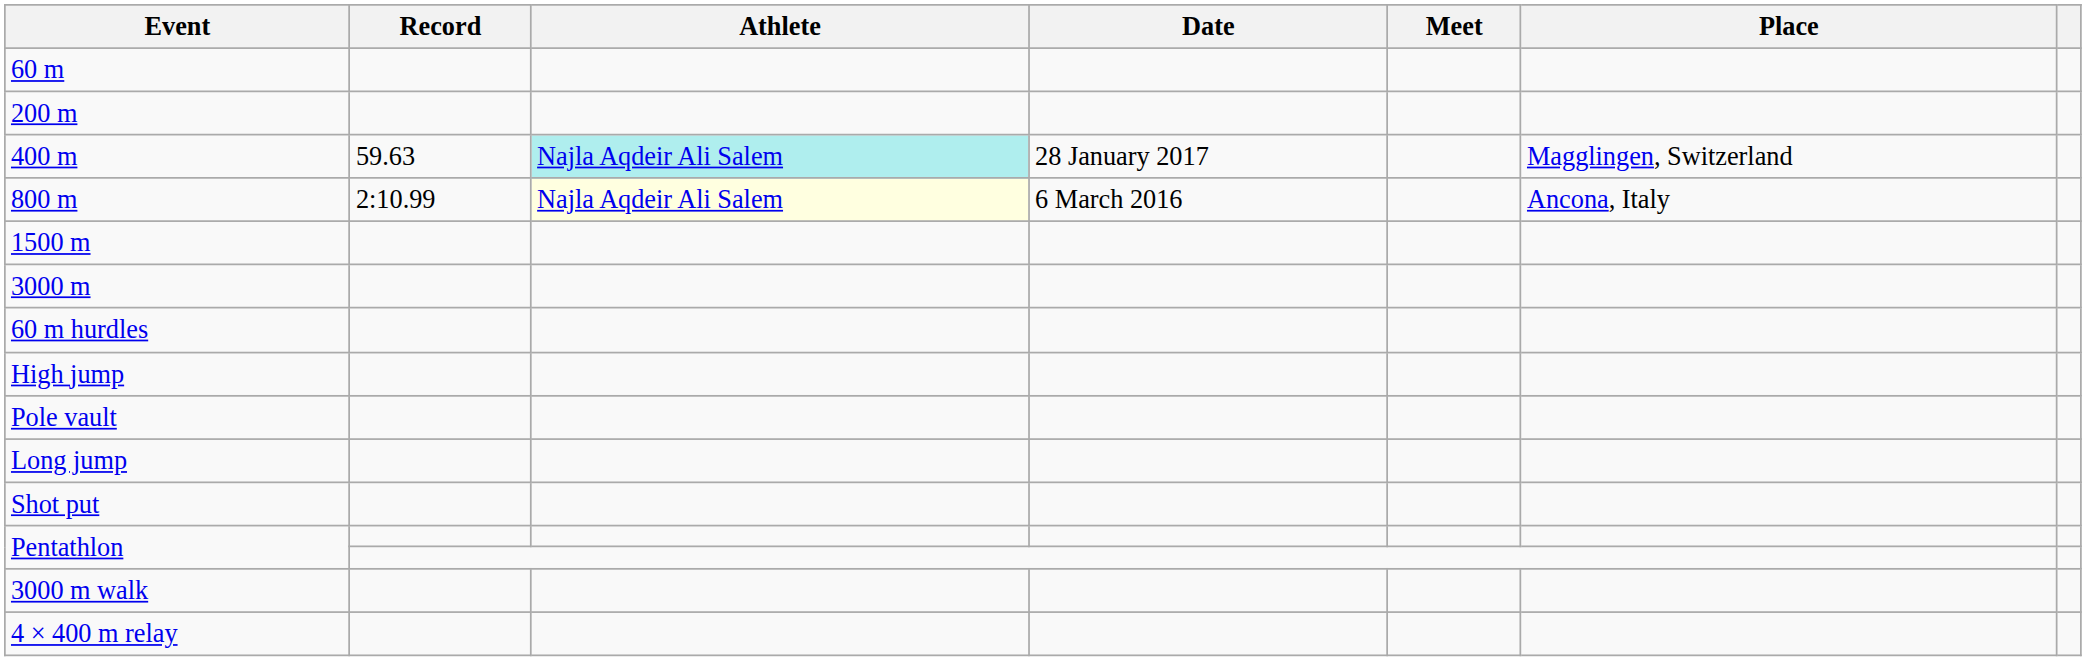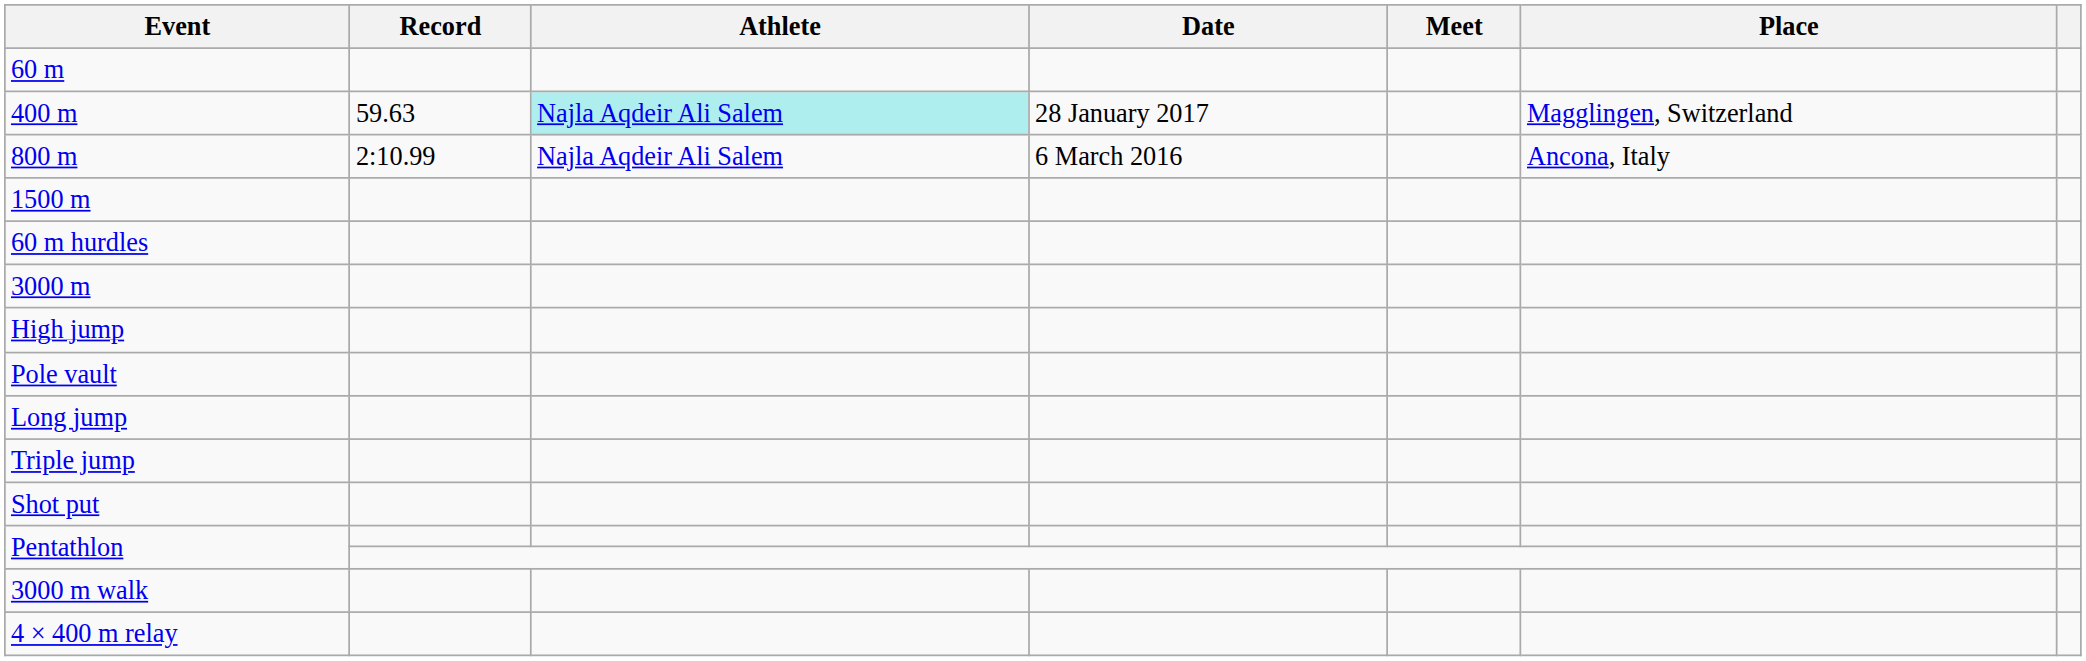- row: (44, 113)
(660, 199) lightyellow background -> (660, 156) no background
rows swapped: (51, 286) <-> (80, 329)
+ row: (73, 459)
